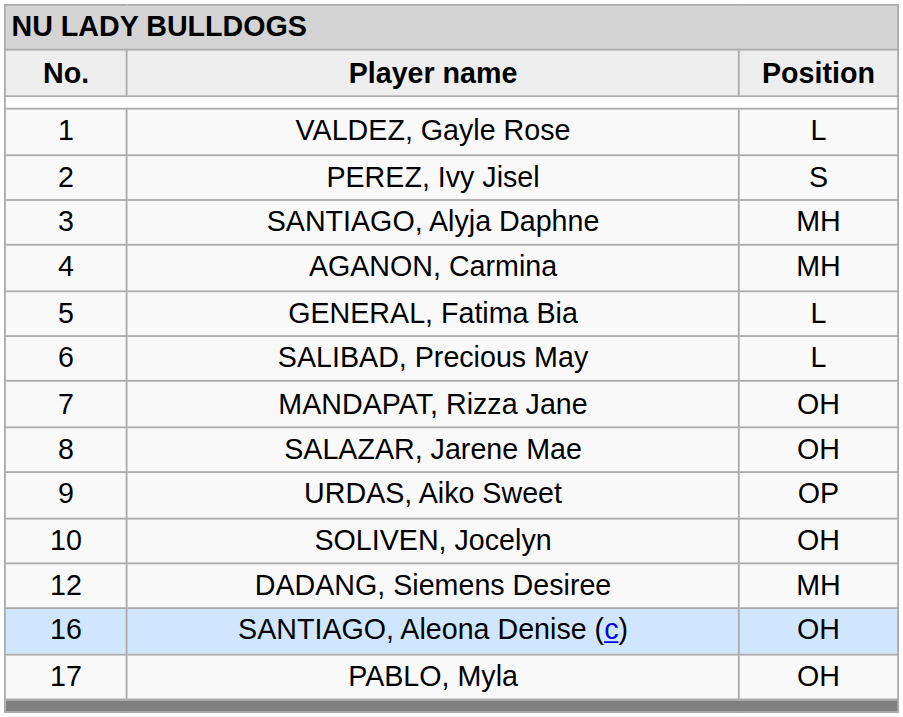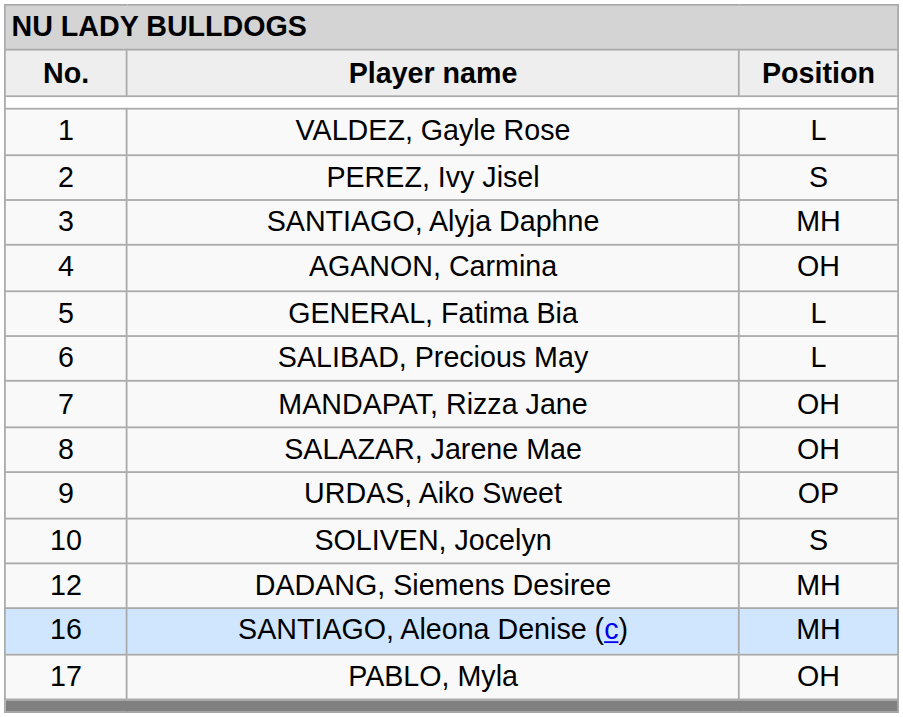(818, 267) MH -> (818, 267) OH
(818, 540) OH -> (818, 540) S
(818, 630) OH -> (818, 630) MH
